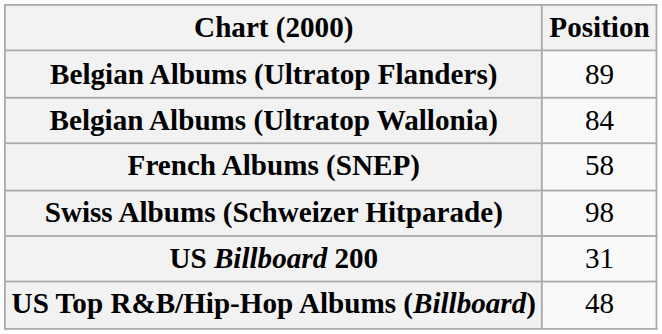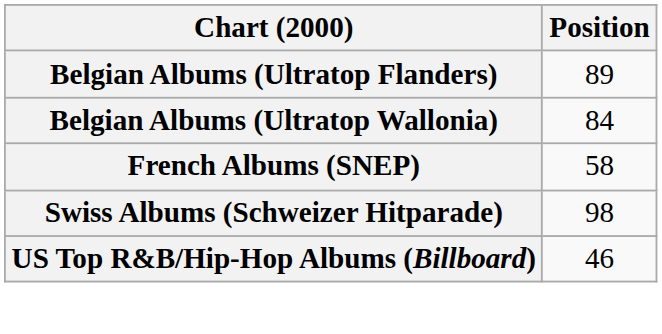- row: (274, 258)
(600, 304) 48 -> (600, 258) 46
